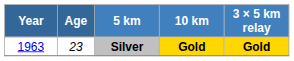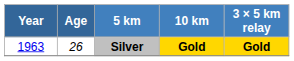(76, 47) 23 -> (76, 47) 26
